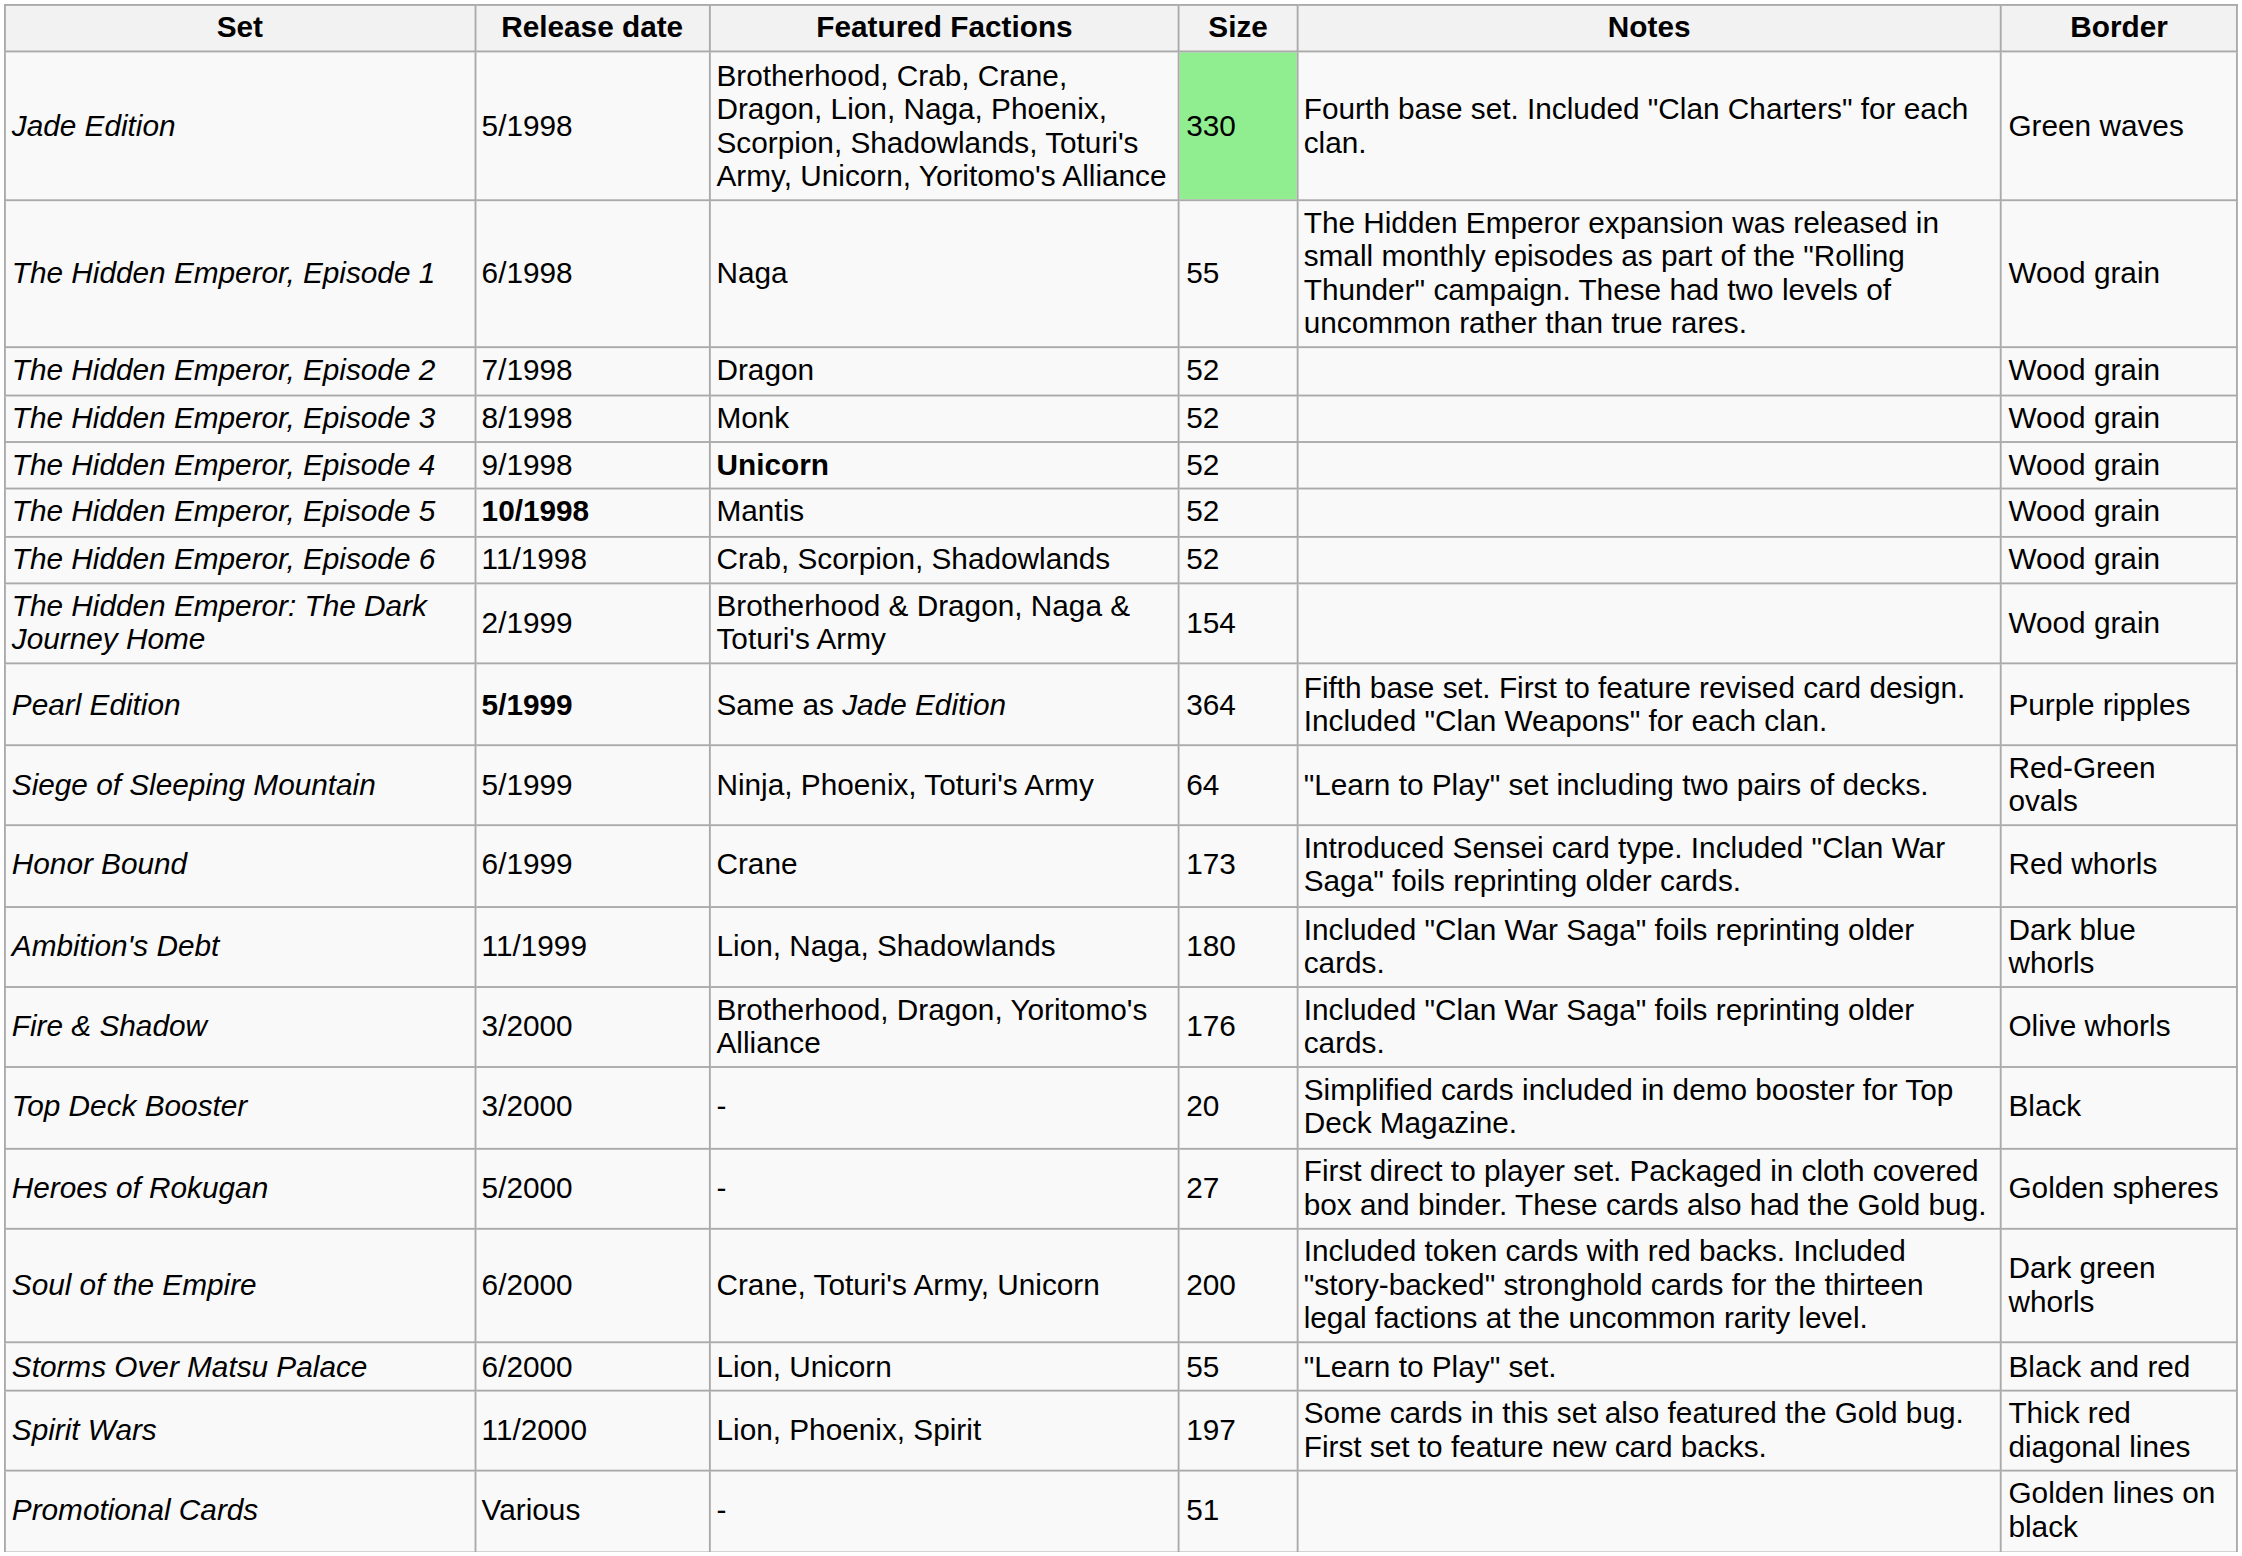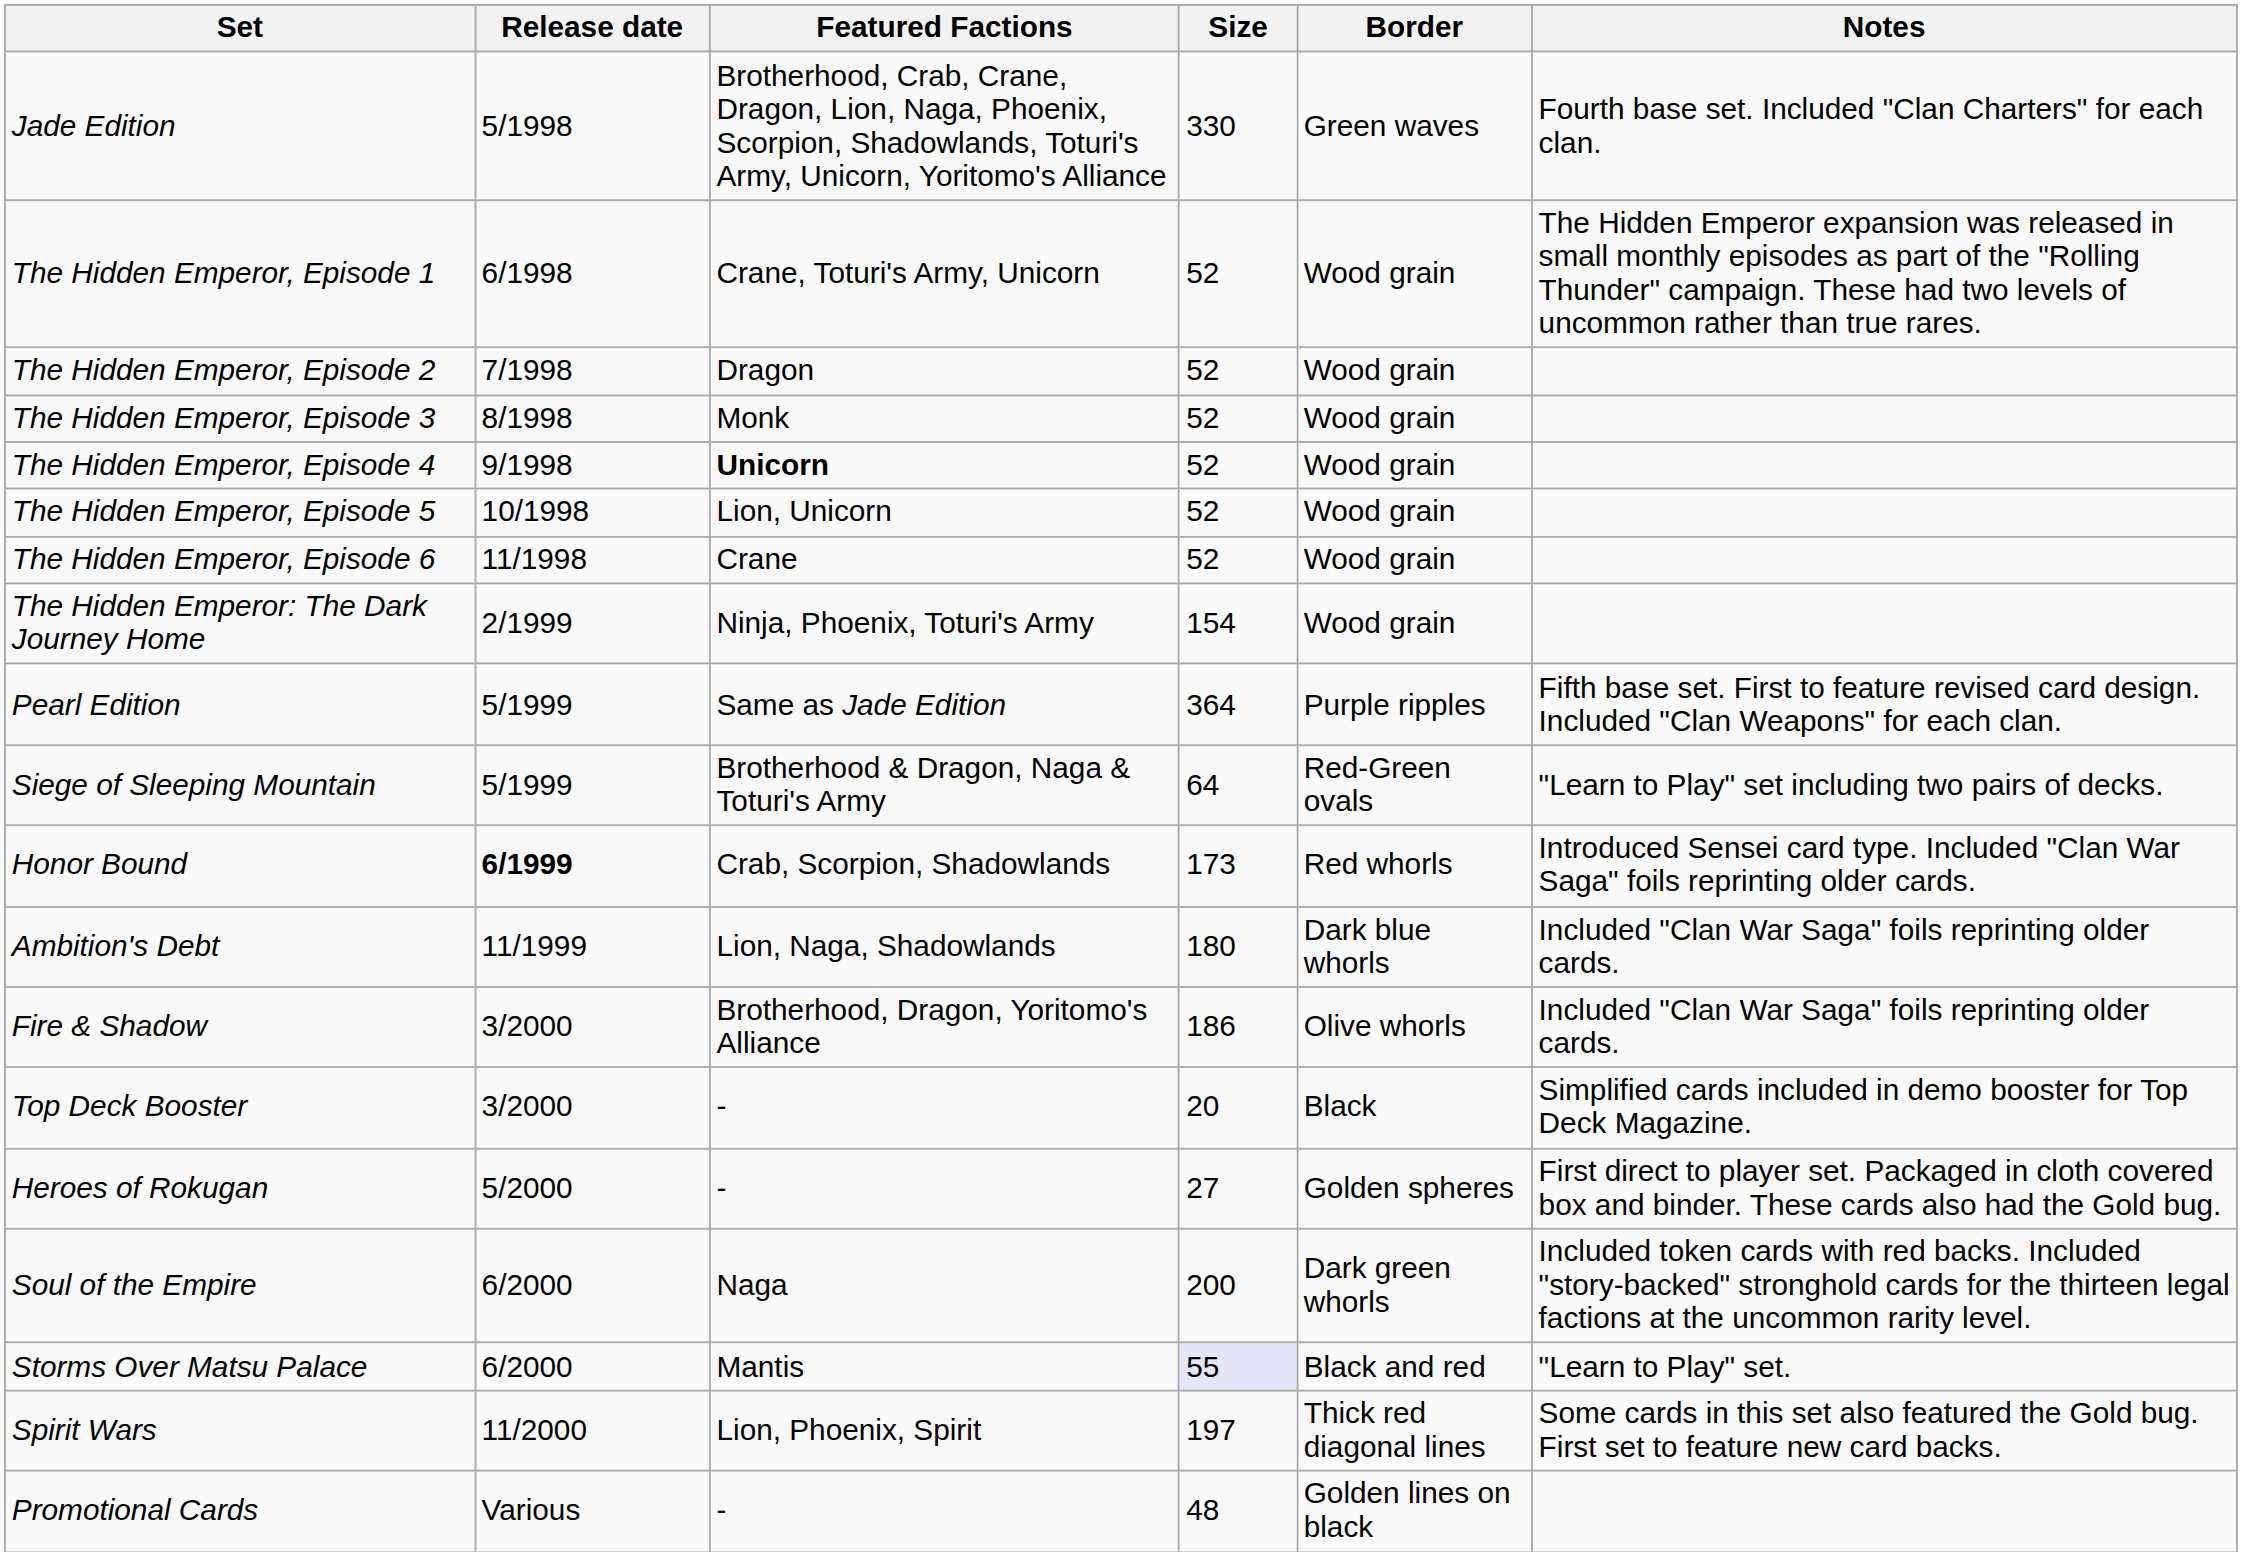columns swapped: (2119, 28) <-> (1649, 28)
(1211, 125) lightgreen background -> (1211, 125) no background
(752, 273) Naga -> (908, 273) Crane, Toturi's Army, Unicorn
(1203, 273) 55 -> (1203, 273) 52
(535, 512) bold -> (535, 512) normal
(760, 512) Mantis -> (804, 512) Lion, Unicorn
(913, 559) Crab, Scorpion, Shadowlands -> (757, 559) Crane
(923, 623) Brotherhood & Dragon, Naga & Toturi's Army -> (905, 623) Ninja, Phoenix, Toturi's Army
(527, 703) bold -> (527, 703) normal
(905, 784) Ninja, Phoenix, Toturi's Army -> (923, 784) Brotherhood & Dragon, Naga & Toturi's Army
(527, 865) normal -> (527, 865) bold
(757, 865) Crane -> (913, 865) Crab, Scorpion, Shadowlands
(1211, 1026) 176 -> (1211, 1026) 186
(908, 1285) Crane, Toturi's Army, Unicorn -> (752, 1285) Naga
(804, 1366) Lion, Unicorn -> (760, 1366) Mantis
(1203, 1366) no background -> (1203, 1366) lavender background
(1203, 1510) 51 -> (1203, 1510) 48
